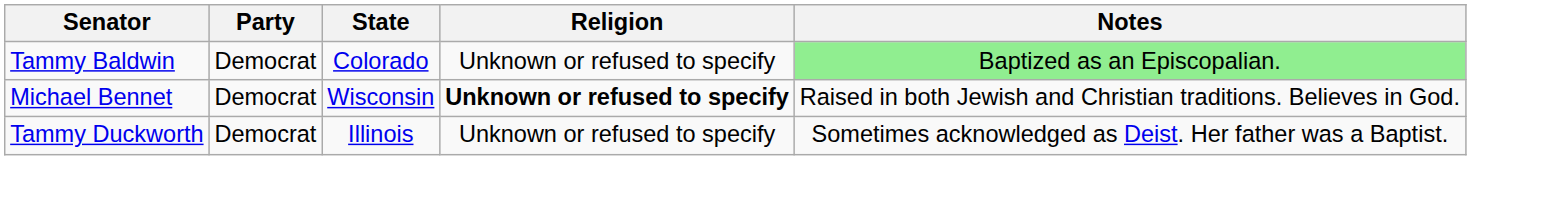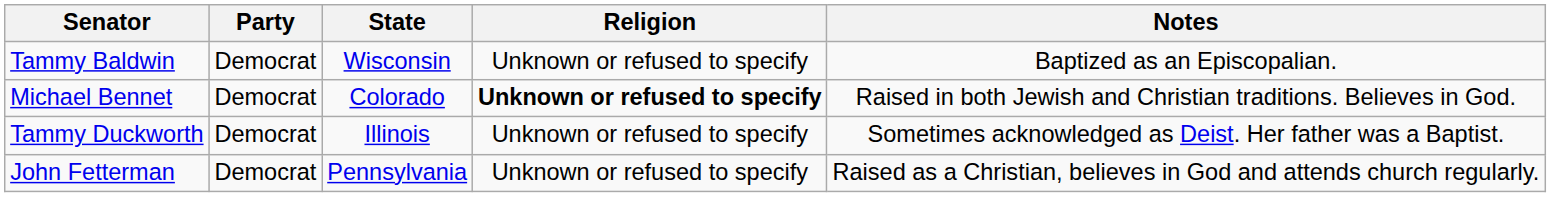(381, 60) Colorado -> (397, 60) Wisconsin
(1130, 60) lightgreen background -> (1186, 60) no background
(381, 97) Wisconsin -> (397, 97) Colorado
+ row: (93, 172)
